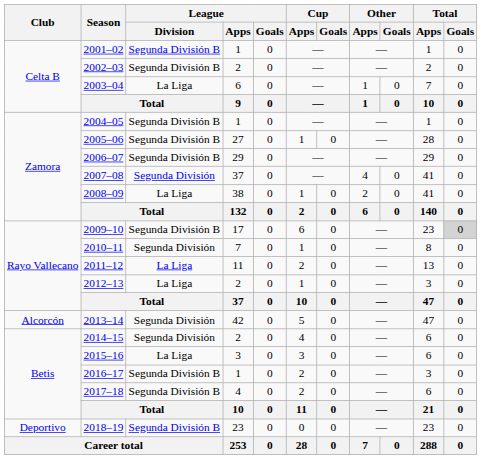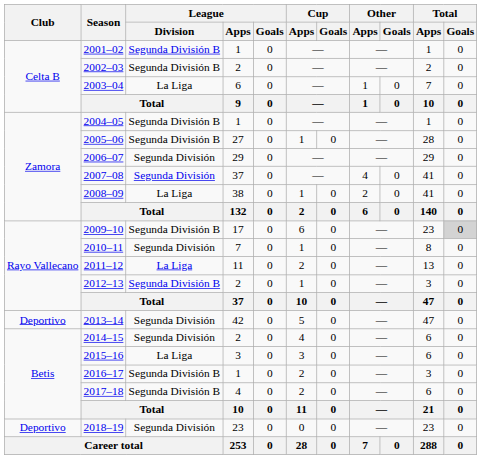(174, 157) Segunda División B -> (174, 157) Segunda División
(174, 283) La Liga -> (174, 283) Segunda División B
(43, 319) Alcorcón -> (43, 319) Deportivo
(174, 427) Segunda División B -> (174, 427) Segunda División
